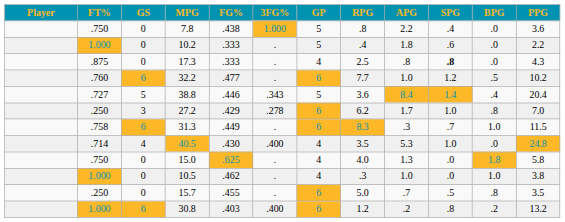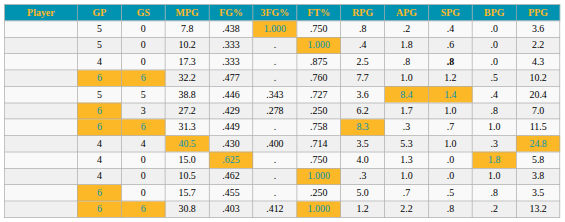columns swapped: (319, 13) <-> (99, 13)
(406, 29) 2.2 -> (407, 29) .2
(494, 144) .0 -> (494, 144) .3
(275, 209) .400 -> (275, 209) .412
(407, 209) .2 -> (406, 209) 2.2
